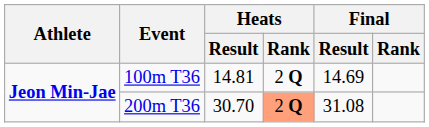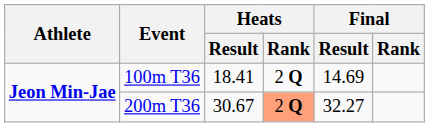(233, 77) 14.81 -> (233, 77) 18.41
(233, 106) 30.70 -> (233, 106) 30.67
(343, 106) 31.08 -> (343, 106) 32.27
